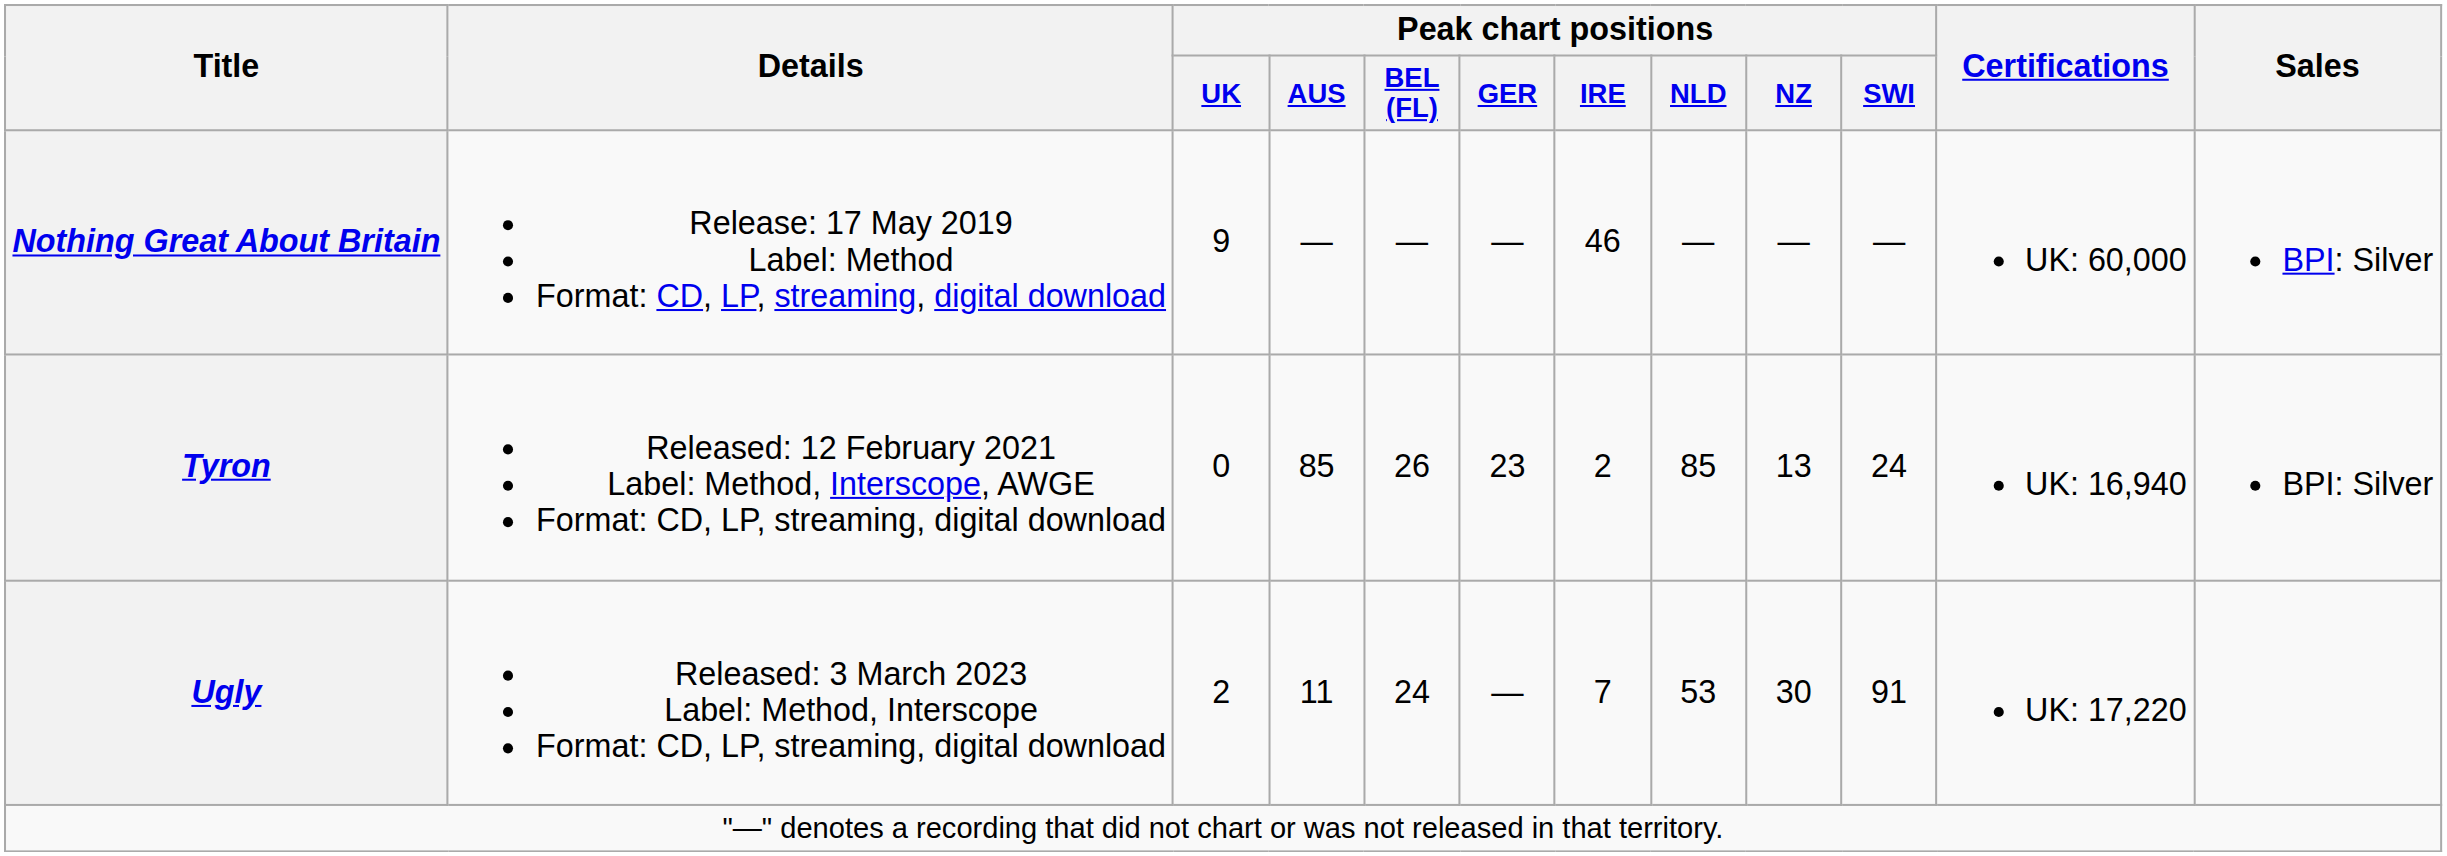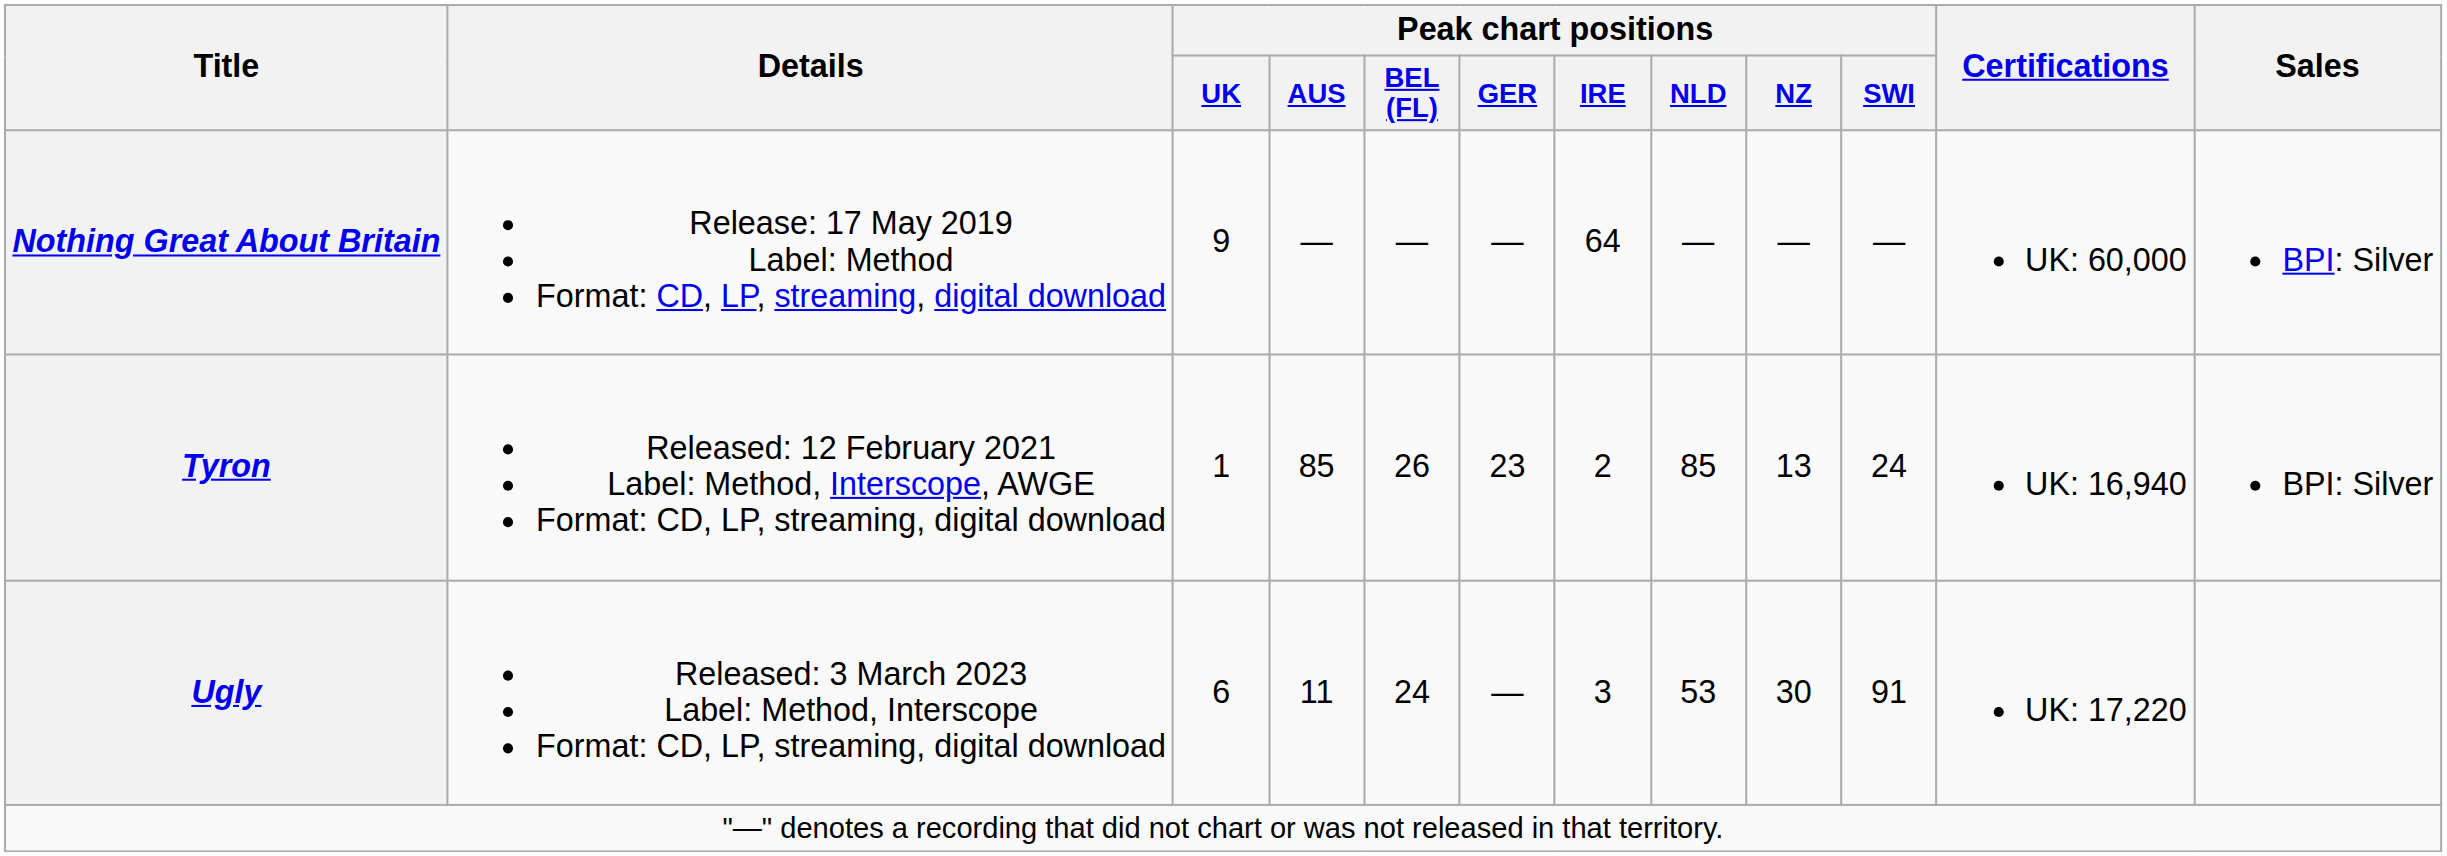(1603, 241) 46 -> (1603, 241) 64
(1221, 466) 0 -> (1221, 466) 1
(1221, 691) 2 -> (1221, 691) 6
(1603, 691) 7 -> (1603, 691) 3
